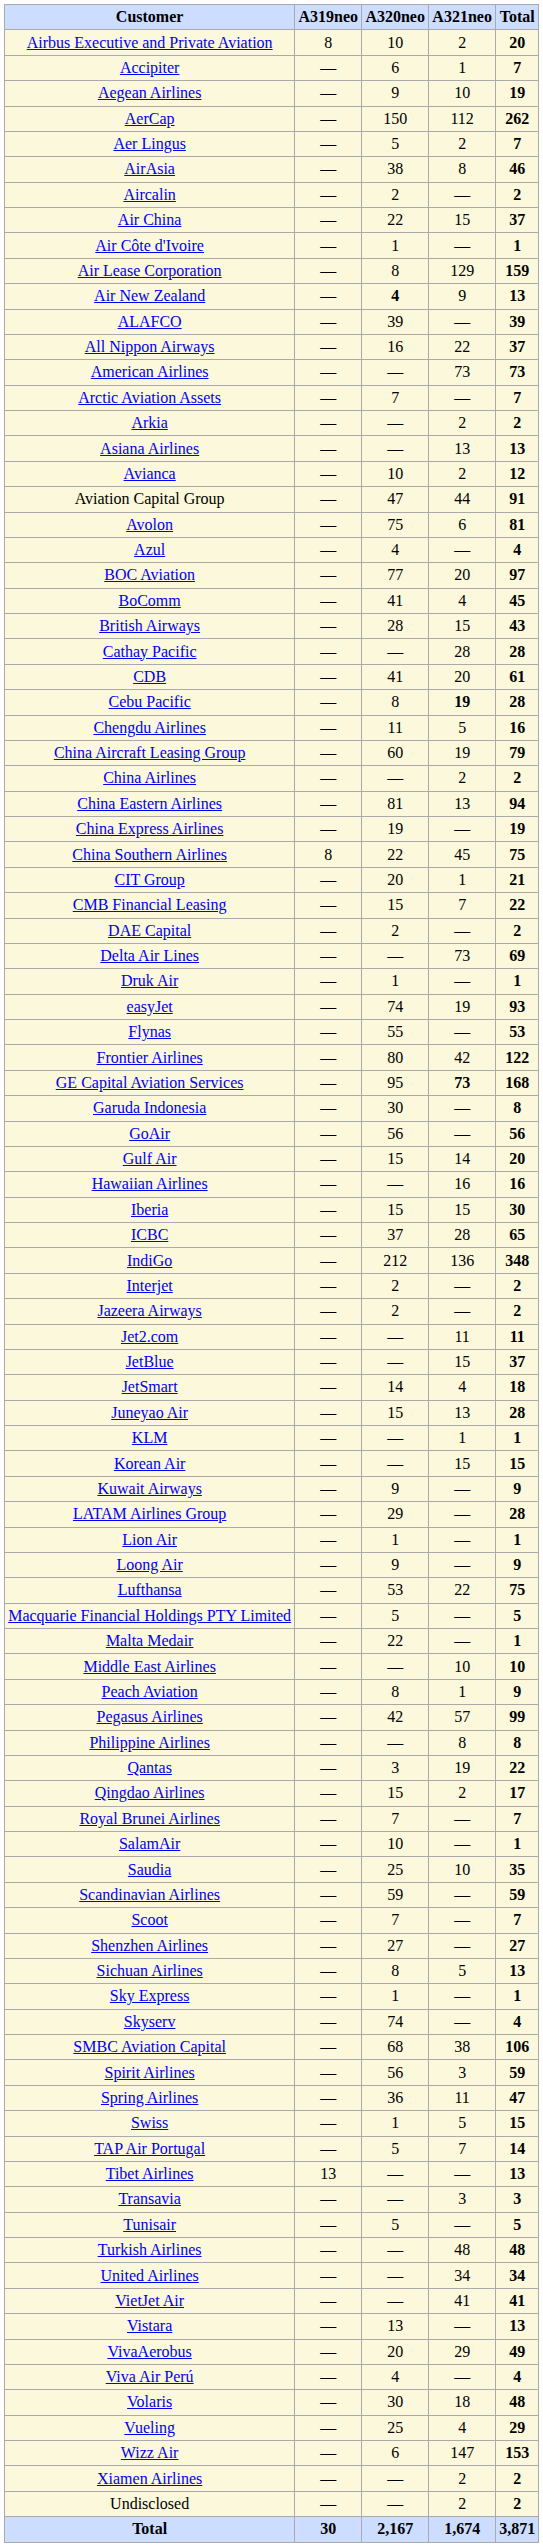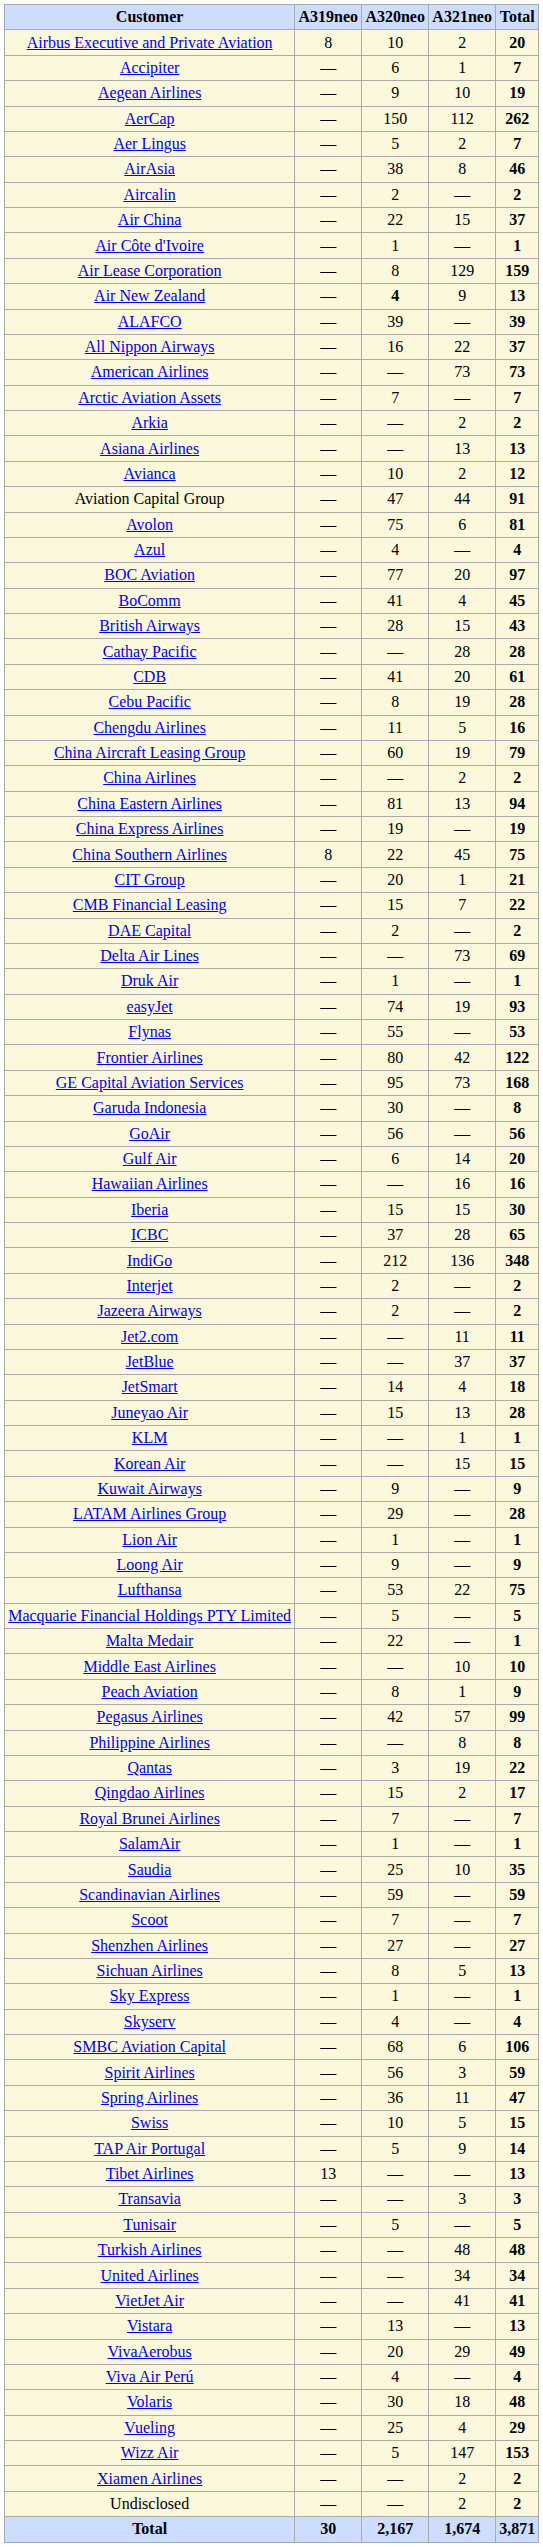(462, 702) bold -> (462, 702) normal
(462, 1082) bold -> (462, 1082) normal
(395, 1159) 15 -> (395, 1159) 6
(462, 1362) 15 -> (462, 1362) 37
(395, 1844) 10 -> (395, 1844) 1
(395, 2021) 74 -> (395, 2021) 4
(462, 2047) 38 -> (462, 2047) 6
(395, 2123) 1 -> (395, 2123) 10
(462, 2148) 7 -> (462, 2148) 9
(395, 2453) 6 -> (395, 2453) 5
